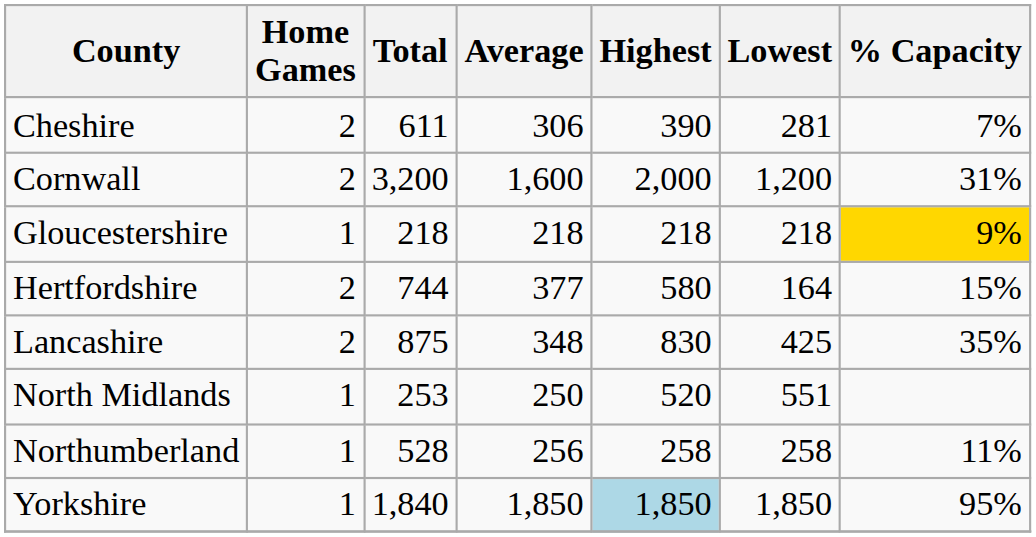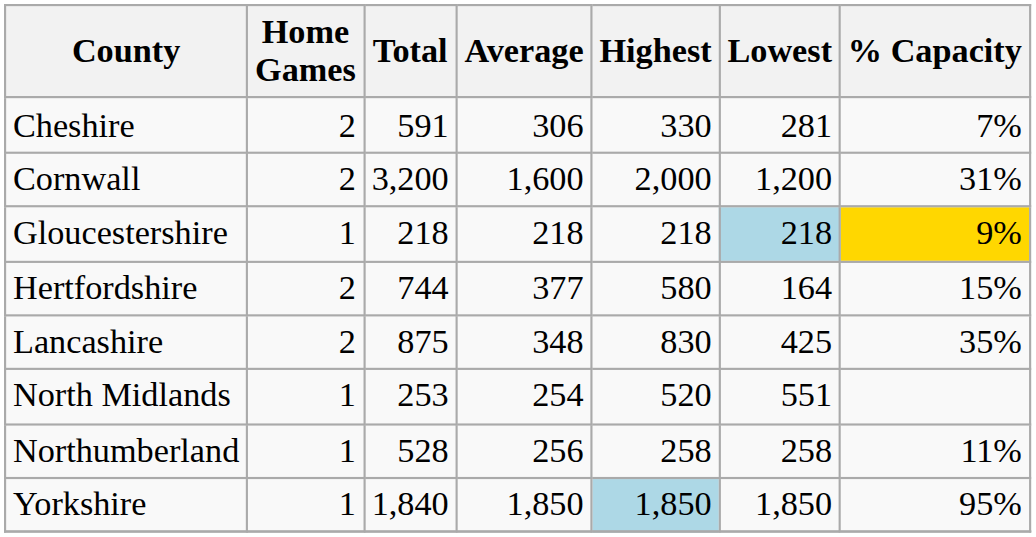(424, 124) 611 -> (423, 124) 591
(686, 124) 390 -> (686, 124) 330
(806, 233) no background -> (806, 233) lightblue background
(558, 395) 250 -> (558, 395) 254
